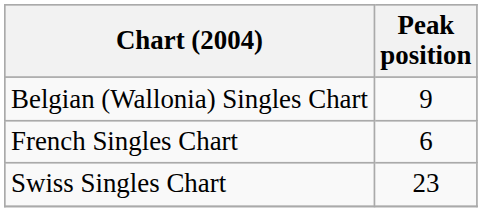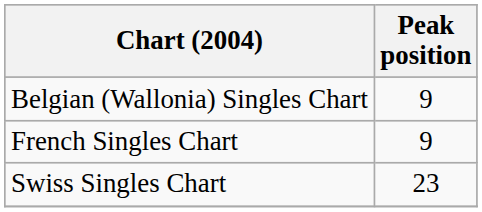(426, 141) 6 -> (426, 141) 9
